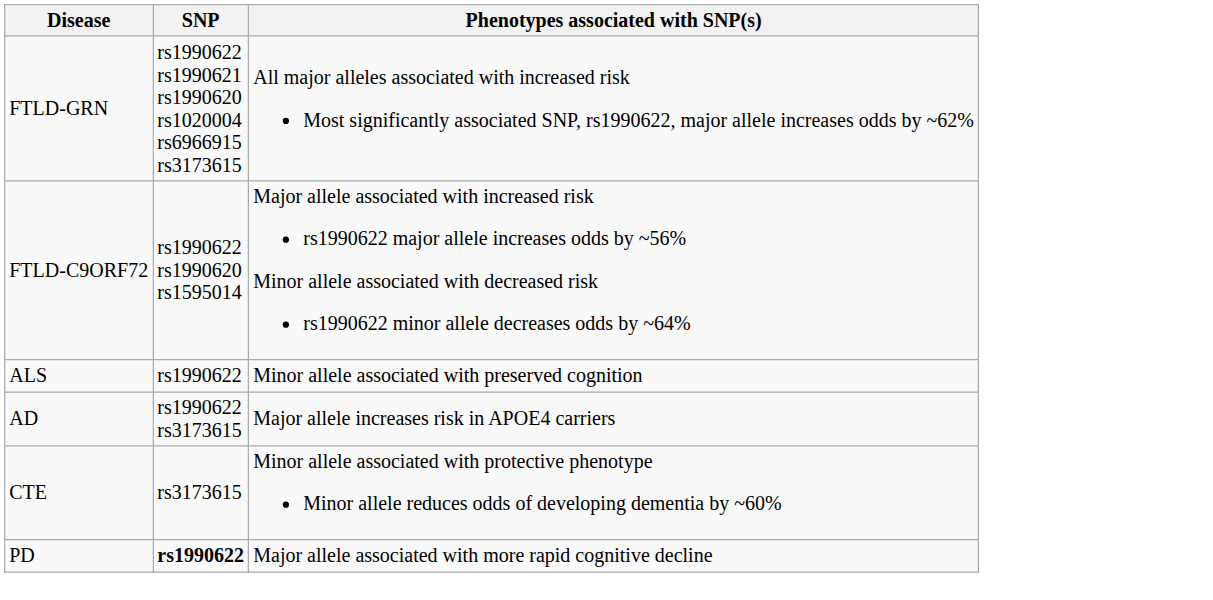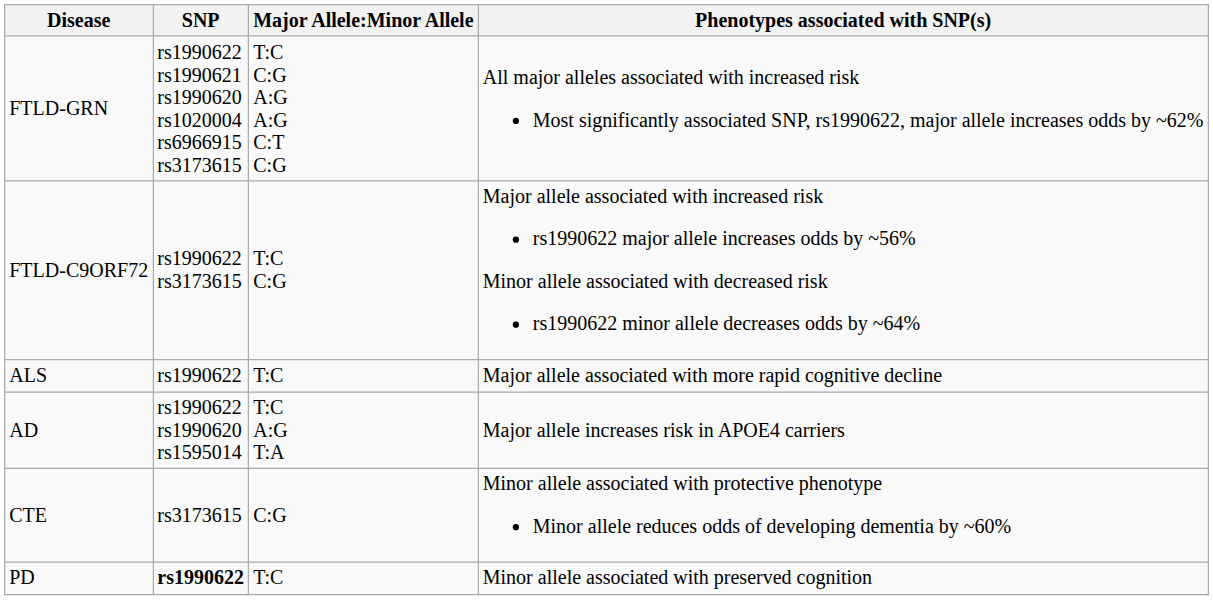+ column: (363, 20)
(200, 270) rs1990622 rs1990620 rs1595014 -> (200, 270) rs1990622 rs3173615
(448, 375) Minor allele associated with preserved cognition -> (712, 375) Major allele associated with more rapid cognitive decline
(200, 418) rs1990622 rs3173615 -> (200, 429) rs1990622 rs1990620 rs1595014
(483, 555) Major allele associated with more rapid cognitive decline -> (677, 578) Minor allele associated with preserved cognition
